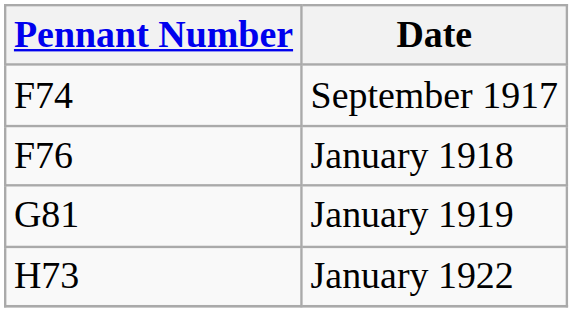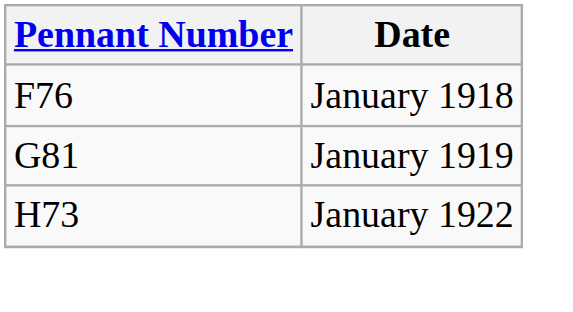- row: (434, 94)
